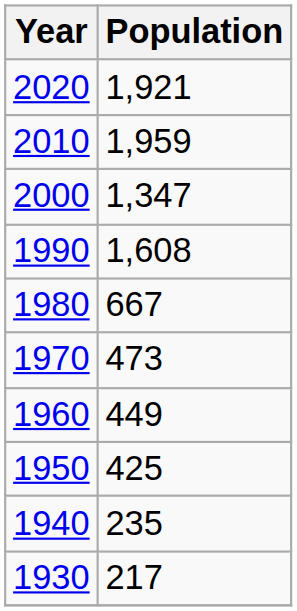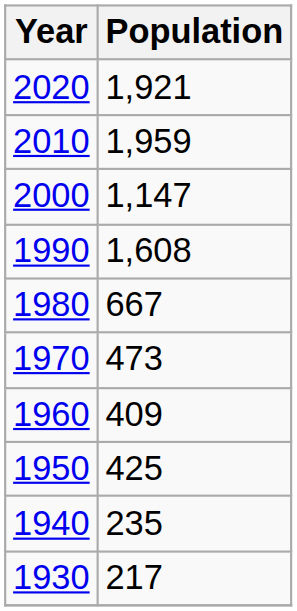(149, 195) 1,347 -> (149, 195) 1,147
(134, 414) 449 -> (134, 414) 409
